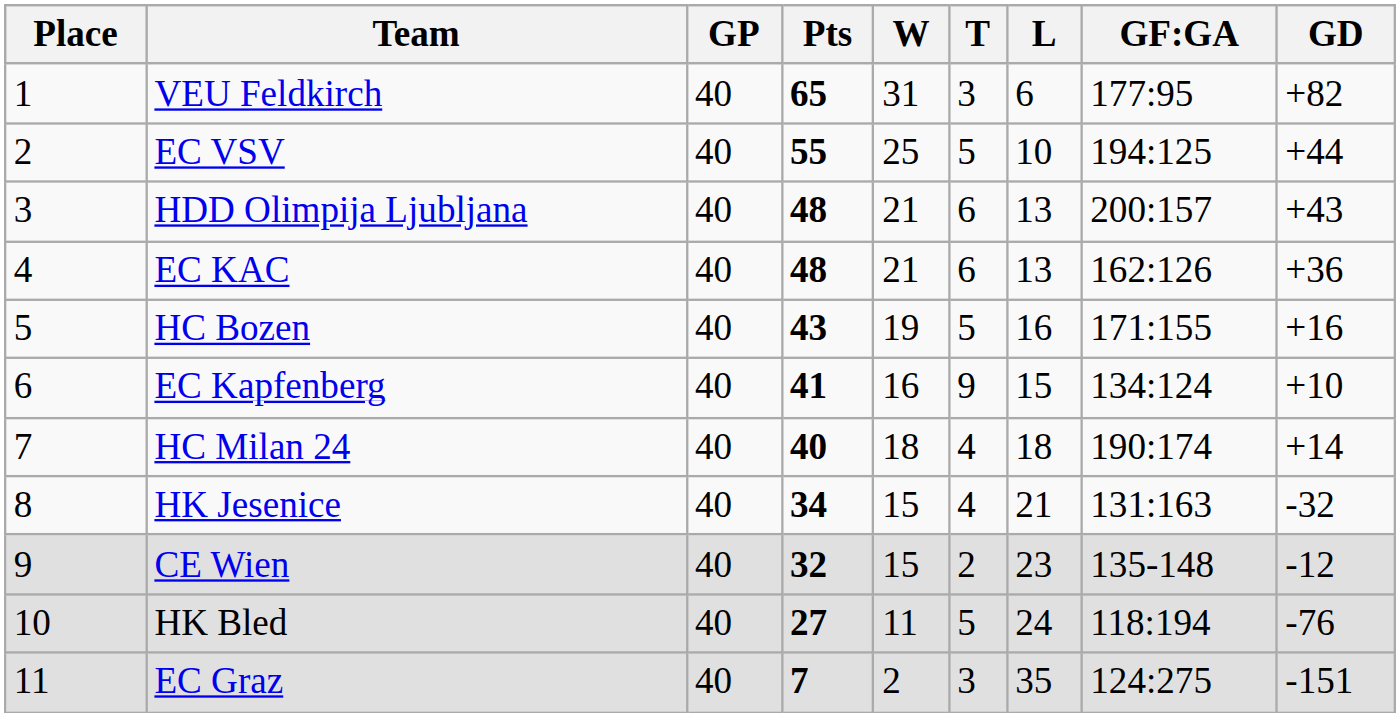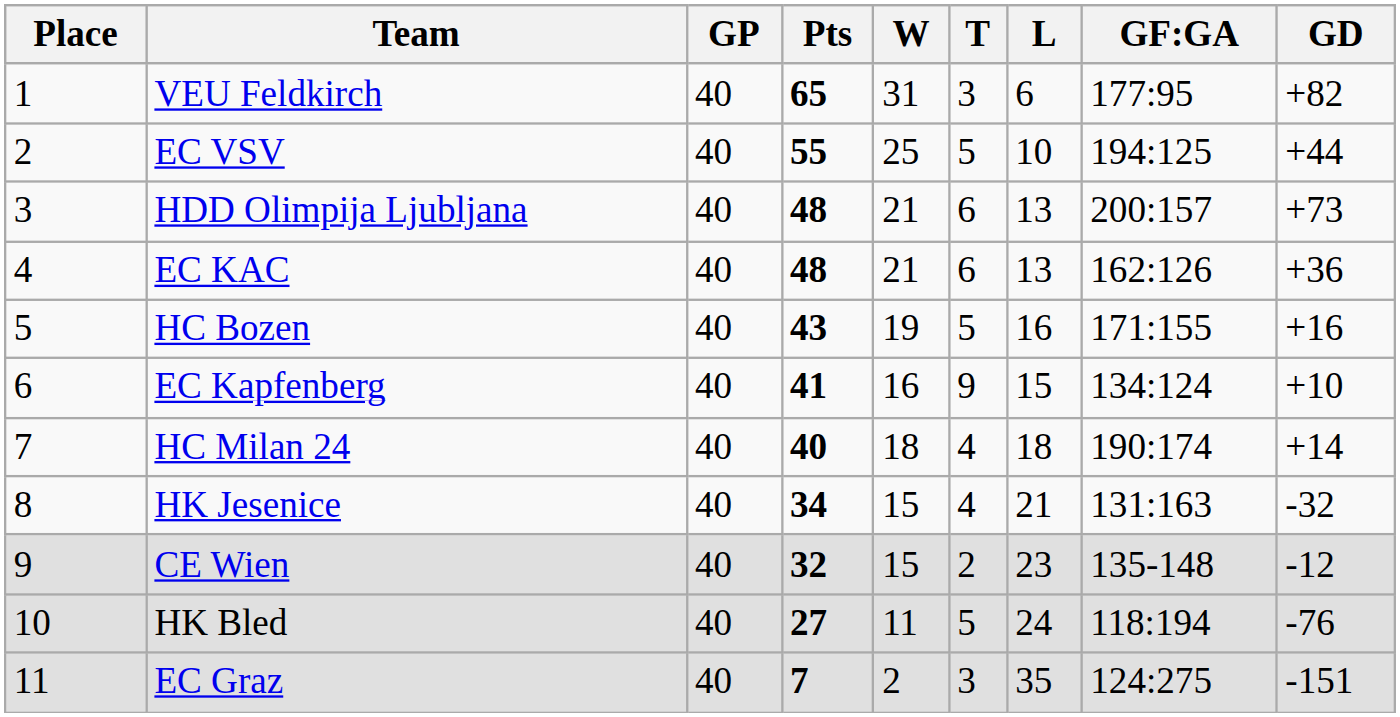(1314, 210) +43 -> (1314, 210) +73
